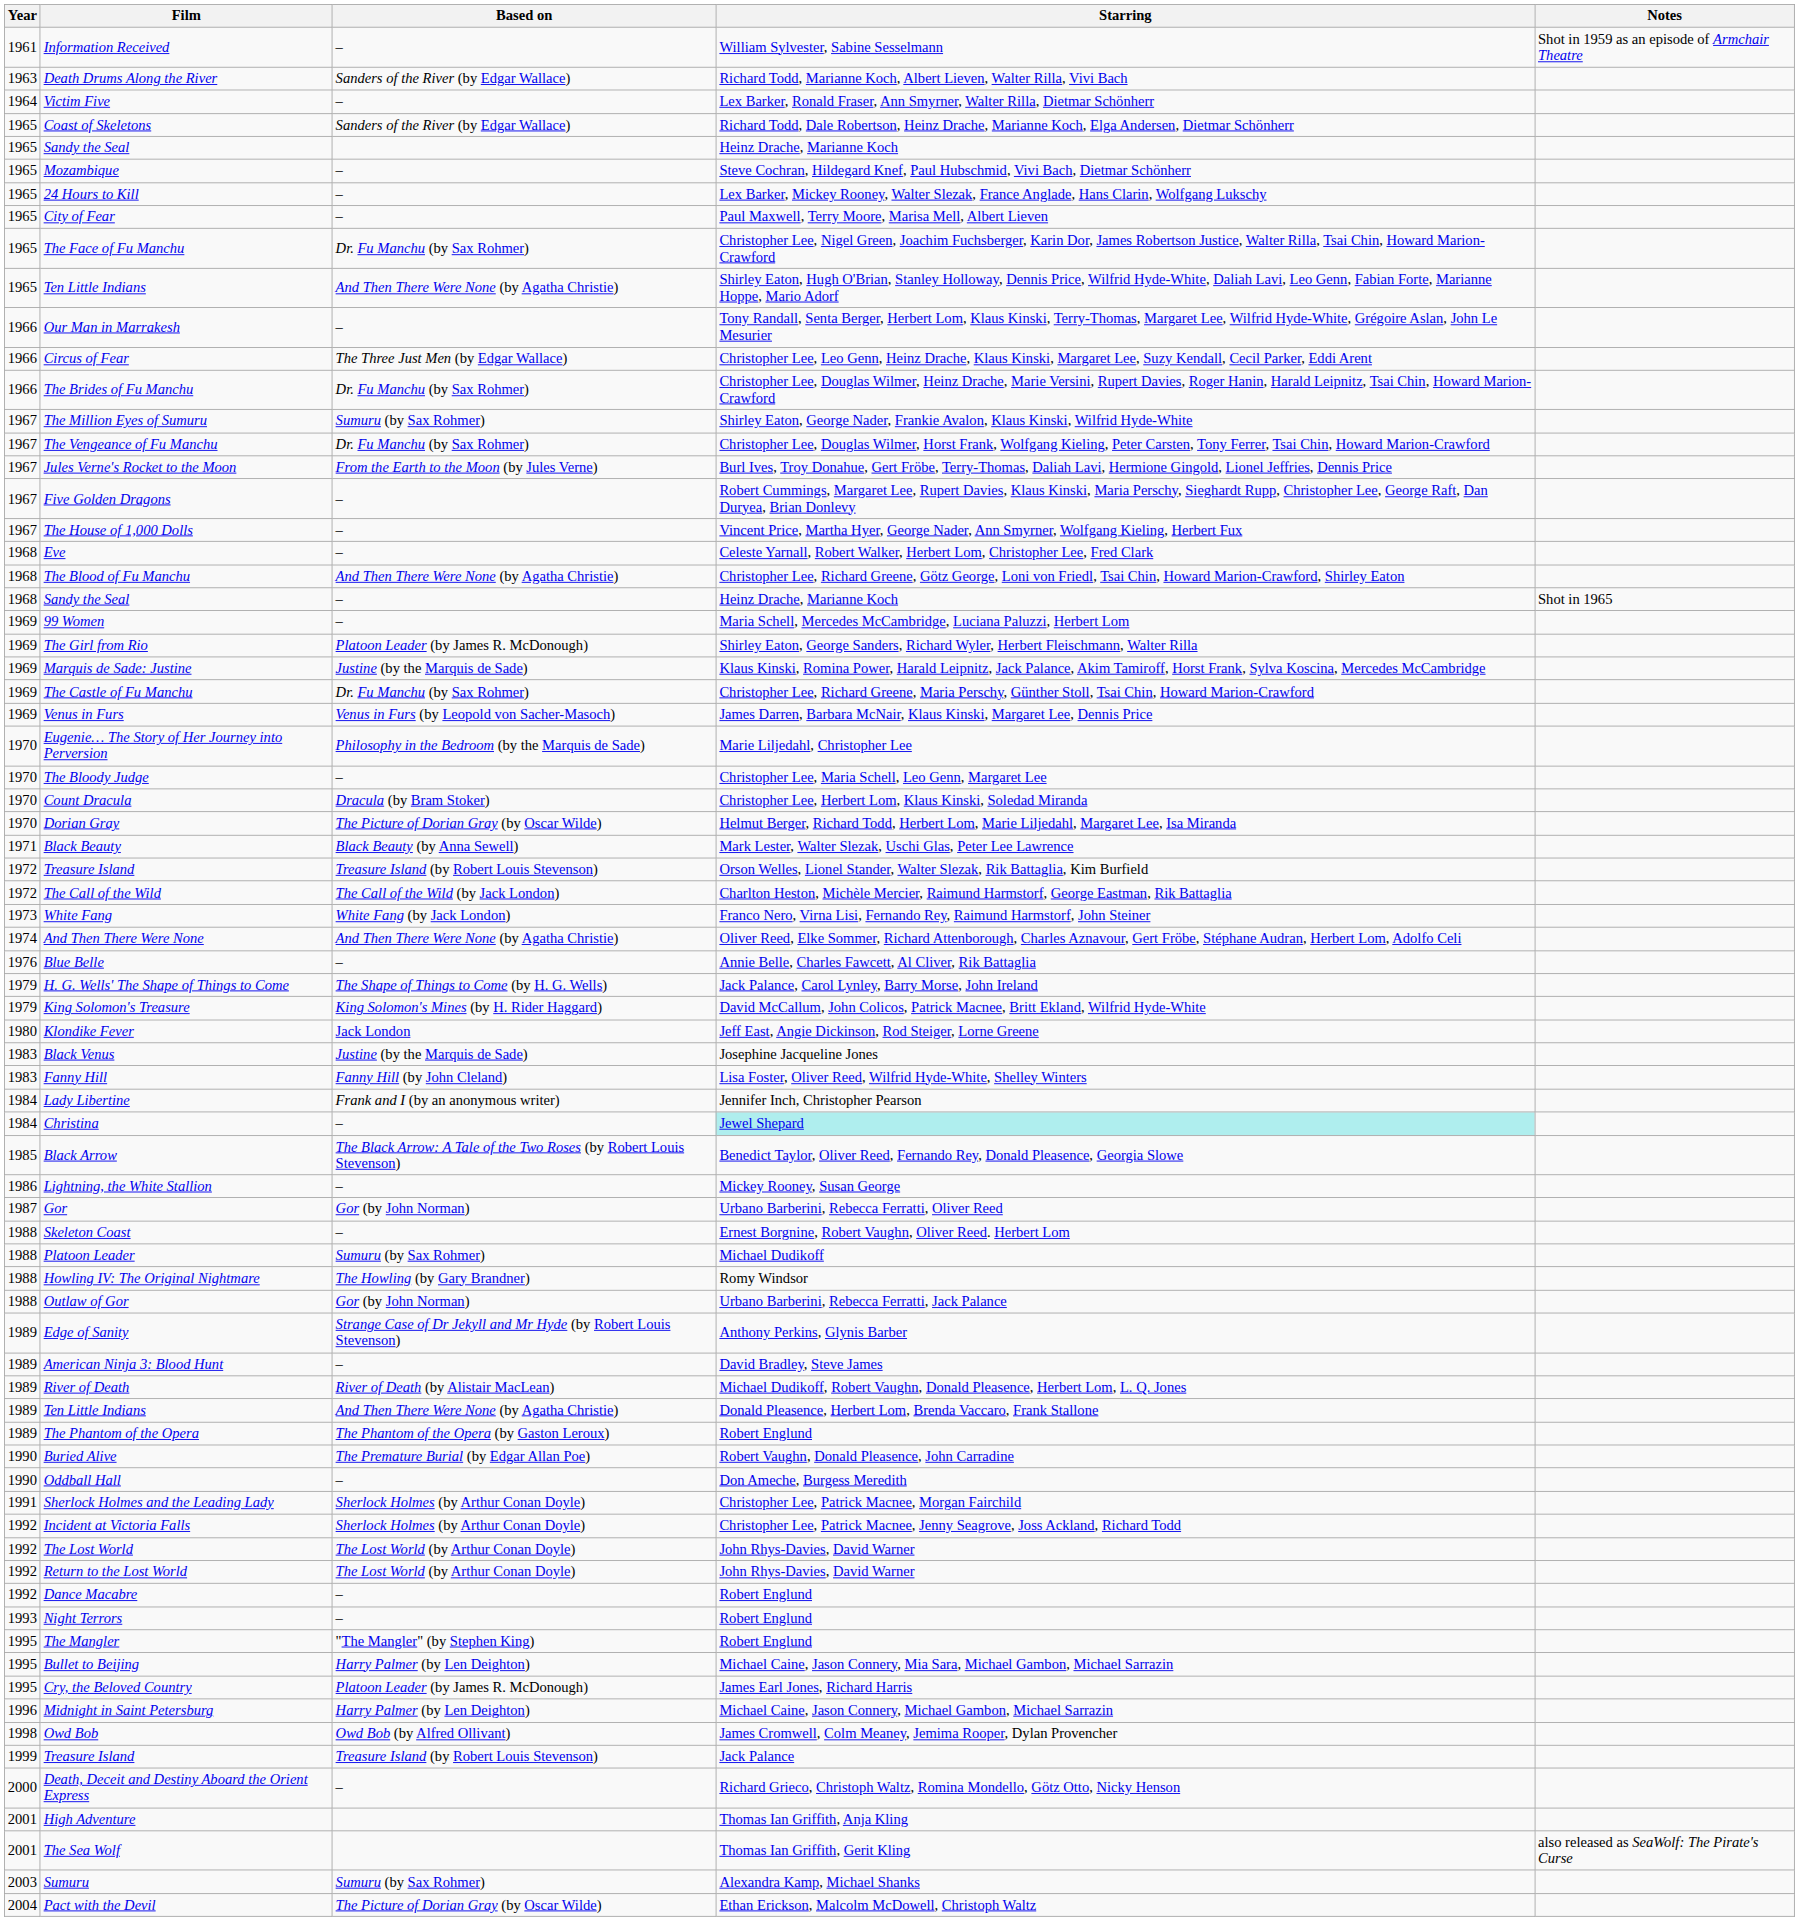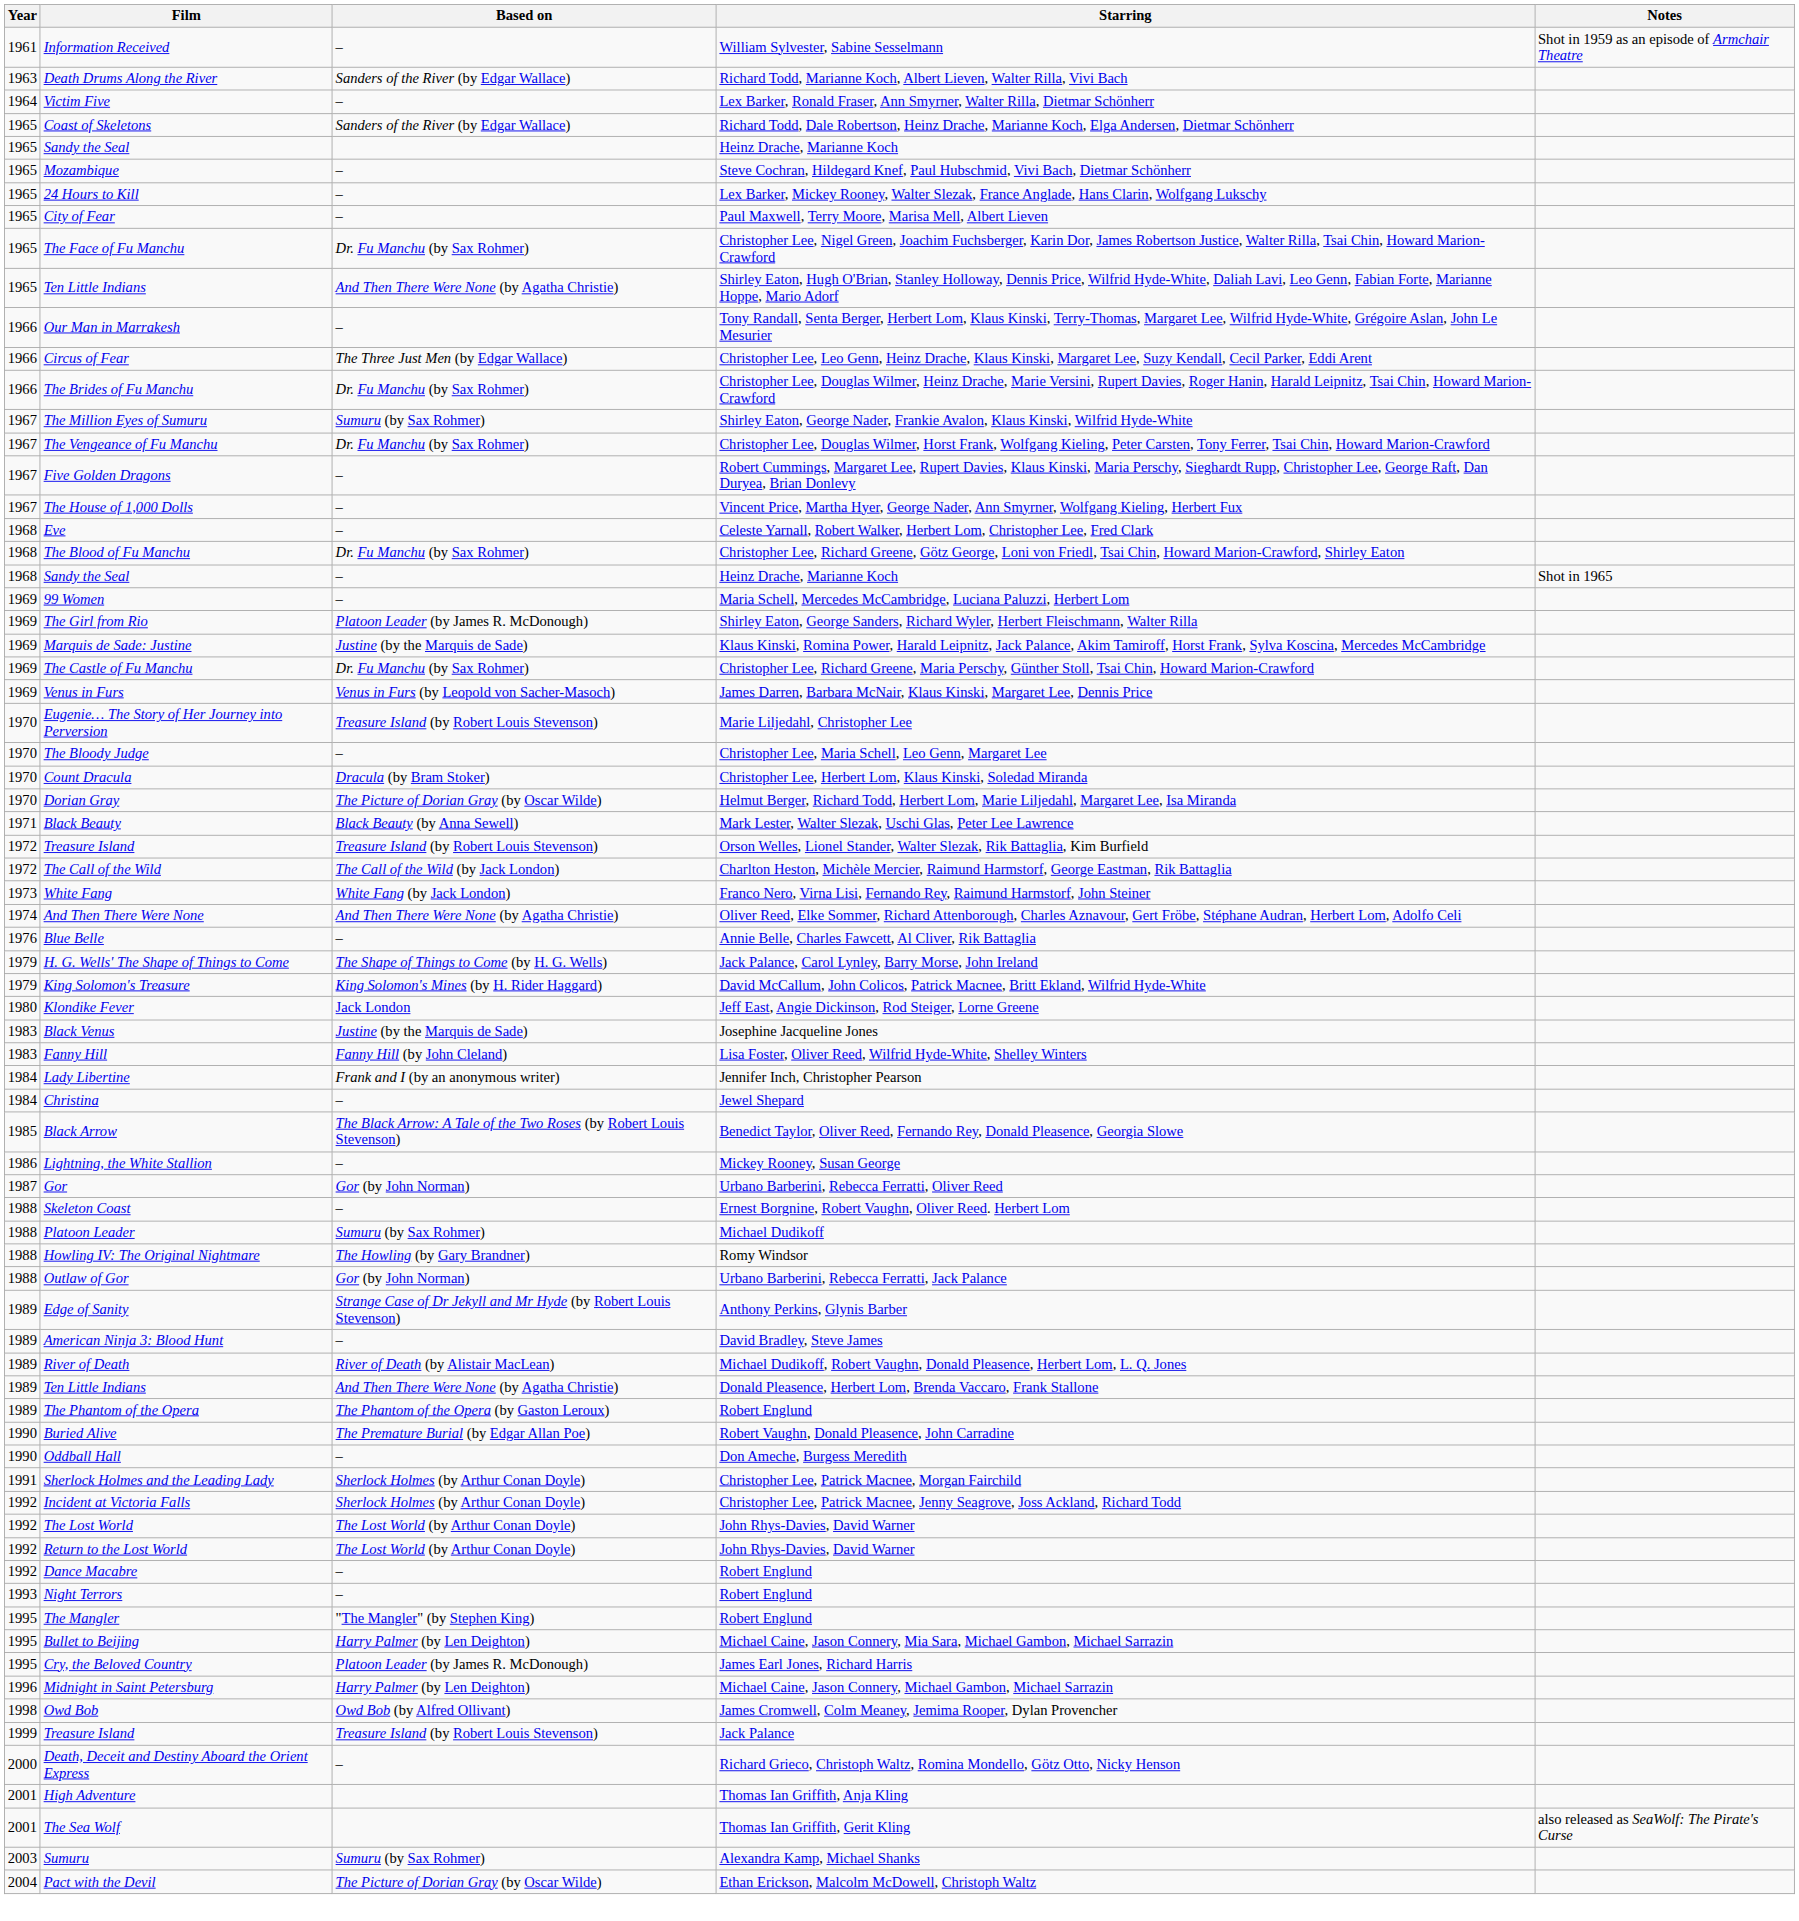- row: (22, 467)
(477, 576) And Then There Were None (by Agatha Christie) -> (432, 553) Dr. Fu Manchu (by Sax Rohmer)
(490, 745) Philosophy in the Bedroom (by the Marquis de Sade) -> (467, 722) Treasure Island (by Robert Louis Stevenson)
(762, 1123) paleturquoise background -> (762, 1100) no background
